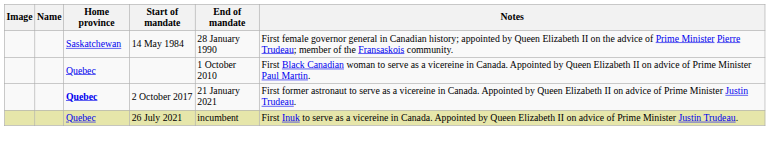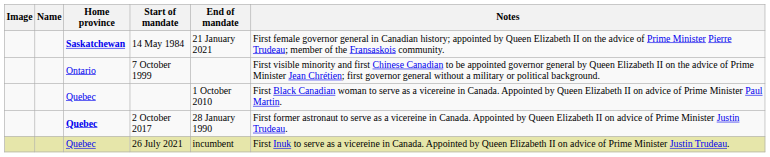(94, 44) normal -> (96, 44) bold
(219, 44) 28 January 1990 -> (214, 44) 21 January 2021
+ row: (151, 70)
(219, 97) 21 January 2021 -> (214, 123) 28 January 1990
